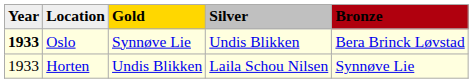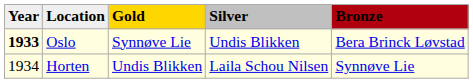(24, 66) 1933 -> (24, 66) 1934
